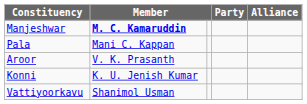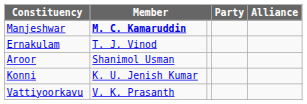+ row: (33, 44)
- row: (18, 44)
(133, 60) V. K. Prasanth -> (133, 60) Shanimol Usman
(133, 92) Shanimol Usman -> (133, 92) V. K. Prasanth
